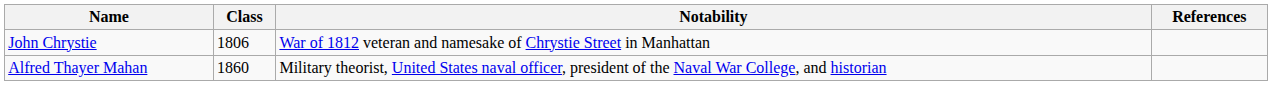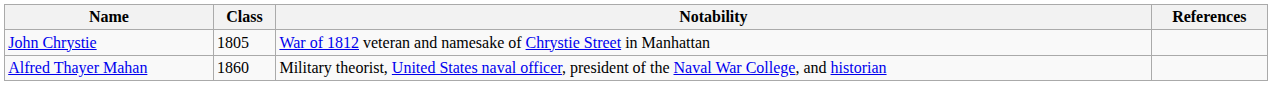(233, 42) 1806 -> (233, 42) 1805
